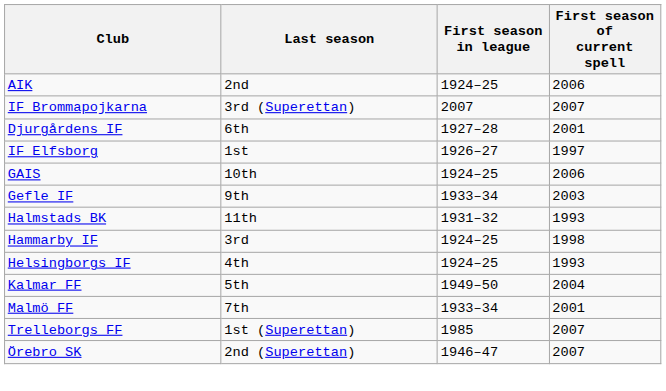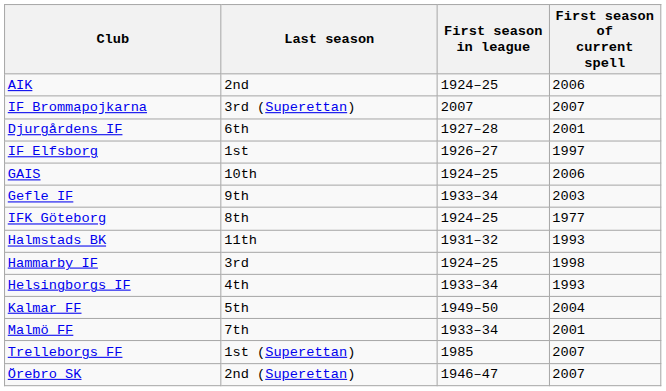+ row: (57, 219)
(469, 263) 1924–25 -> (469, 285) 1933–34
